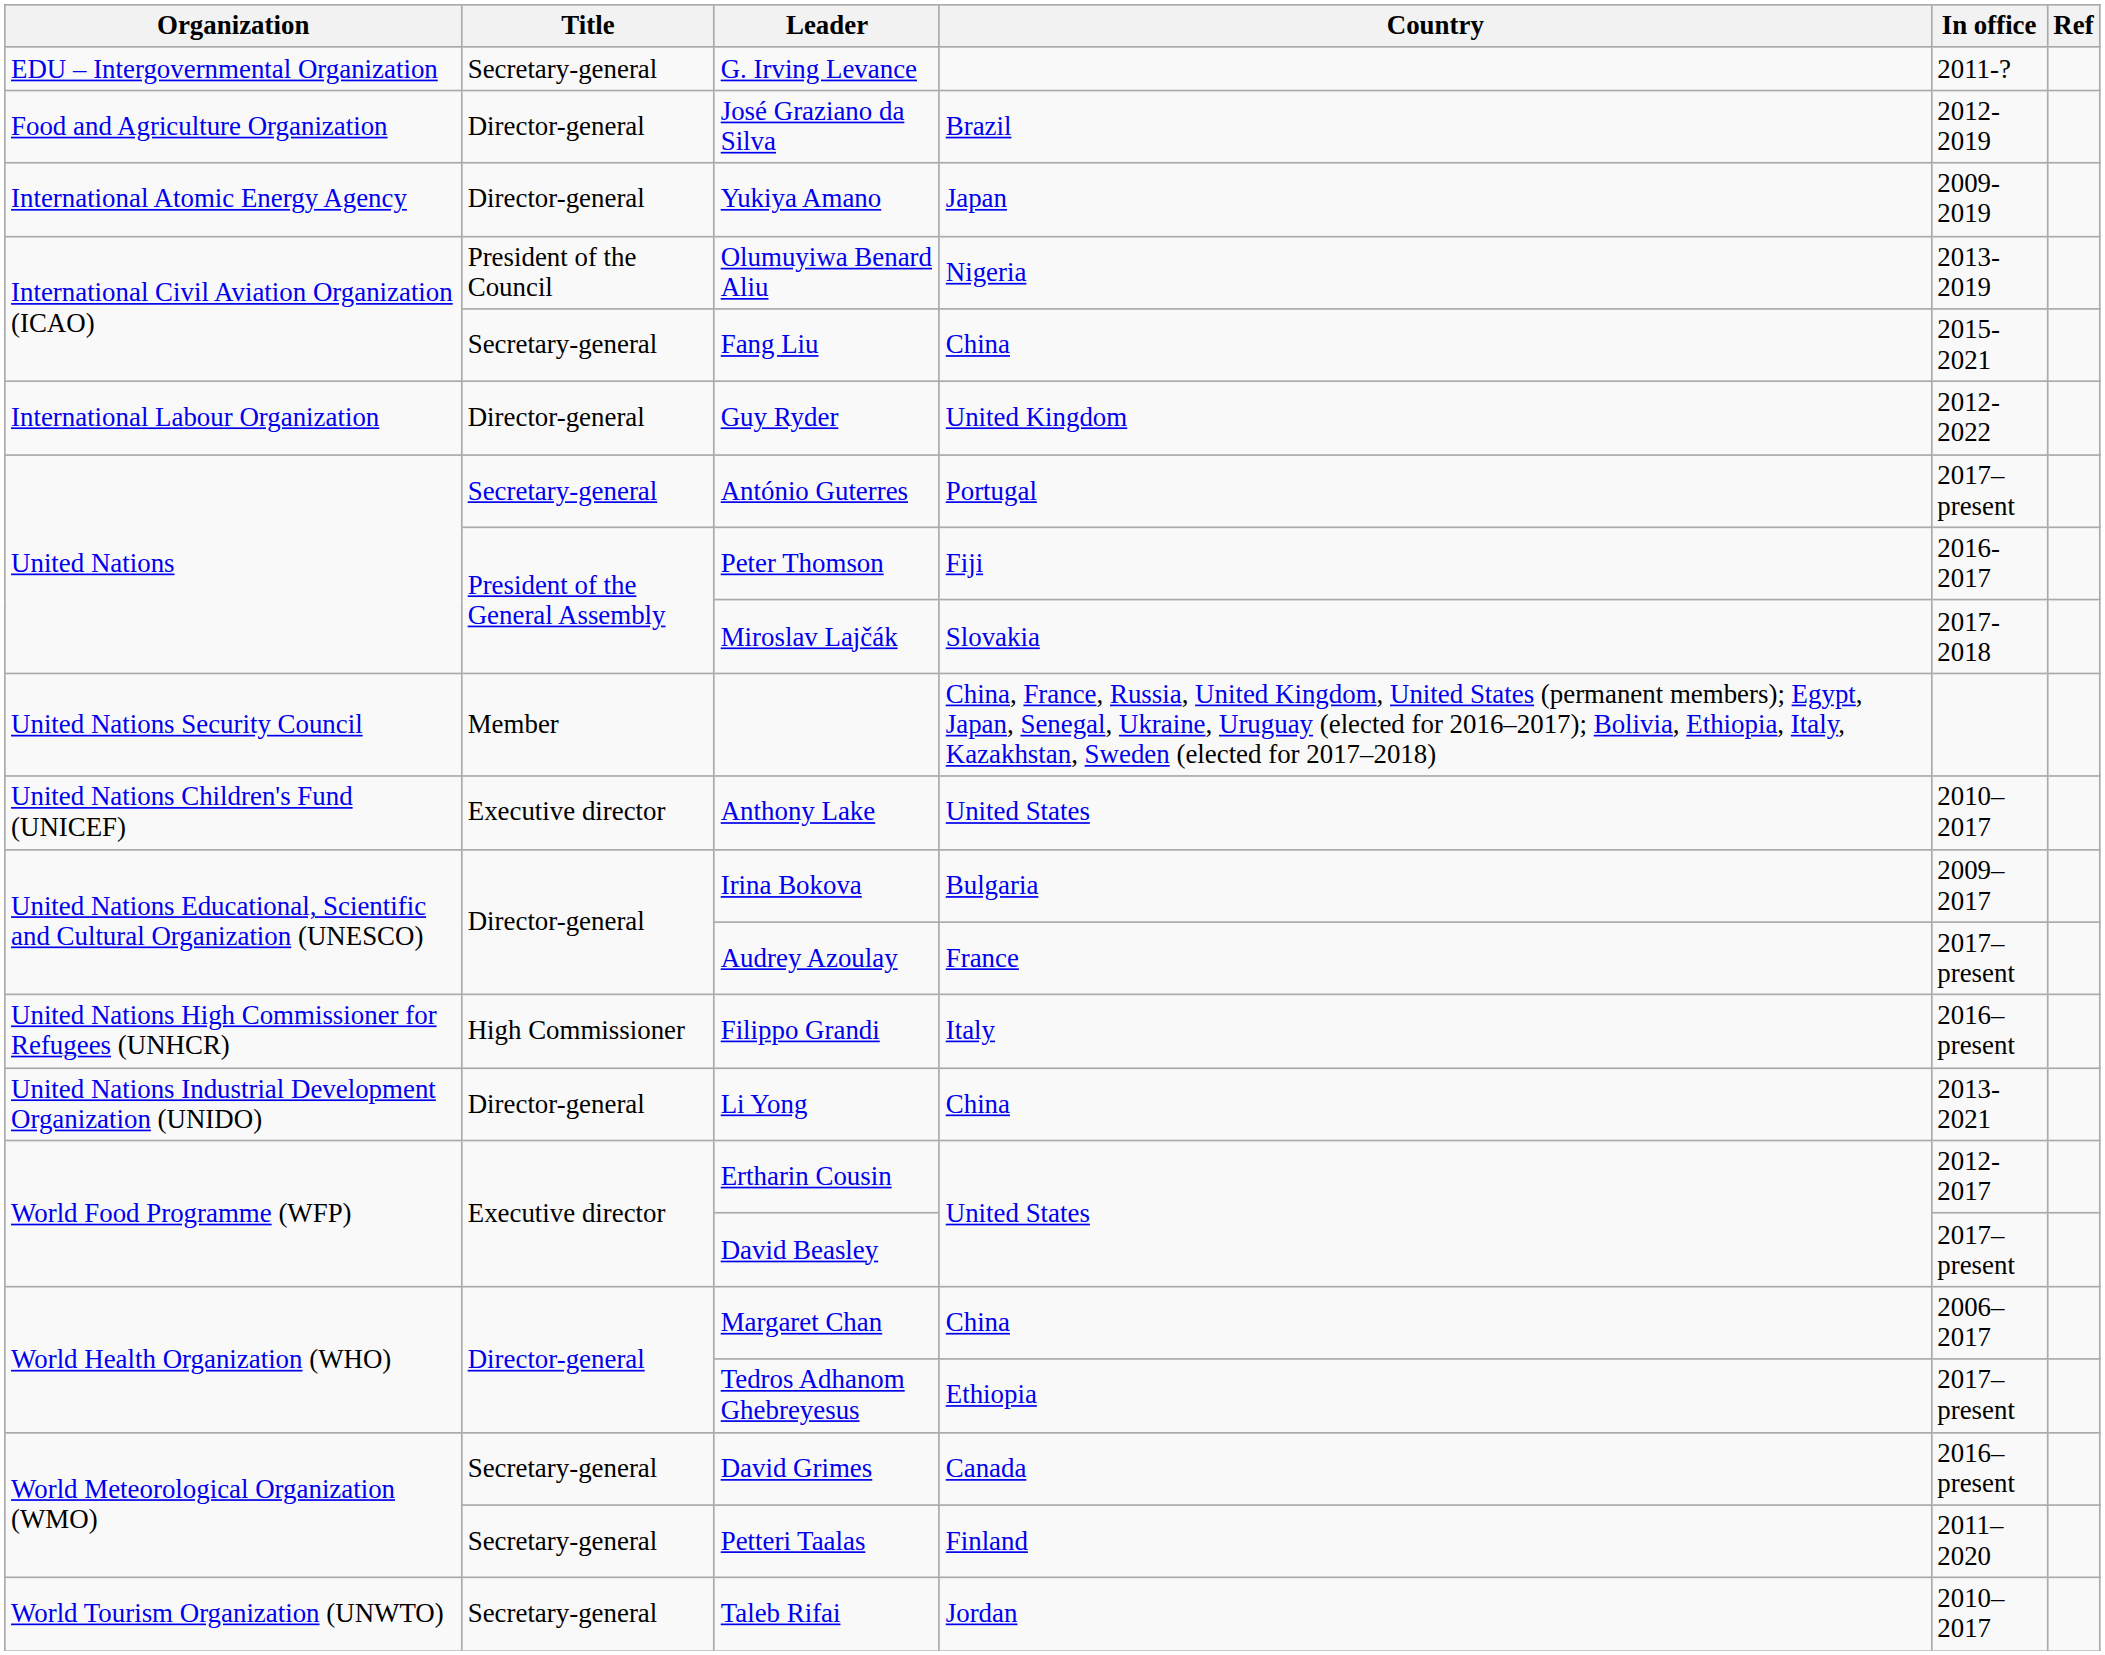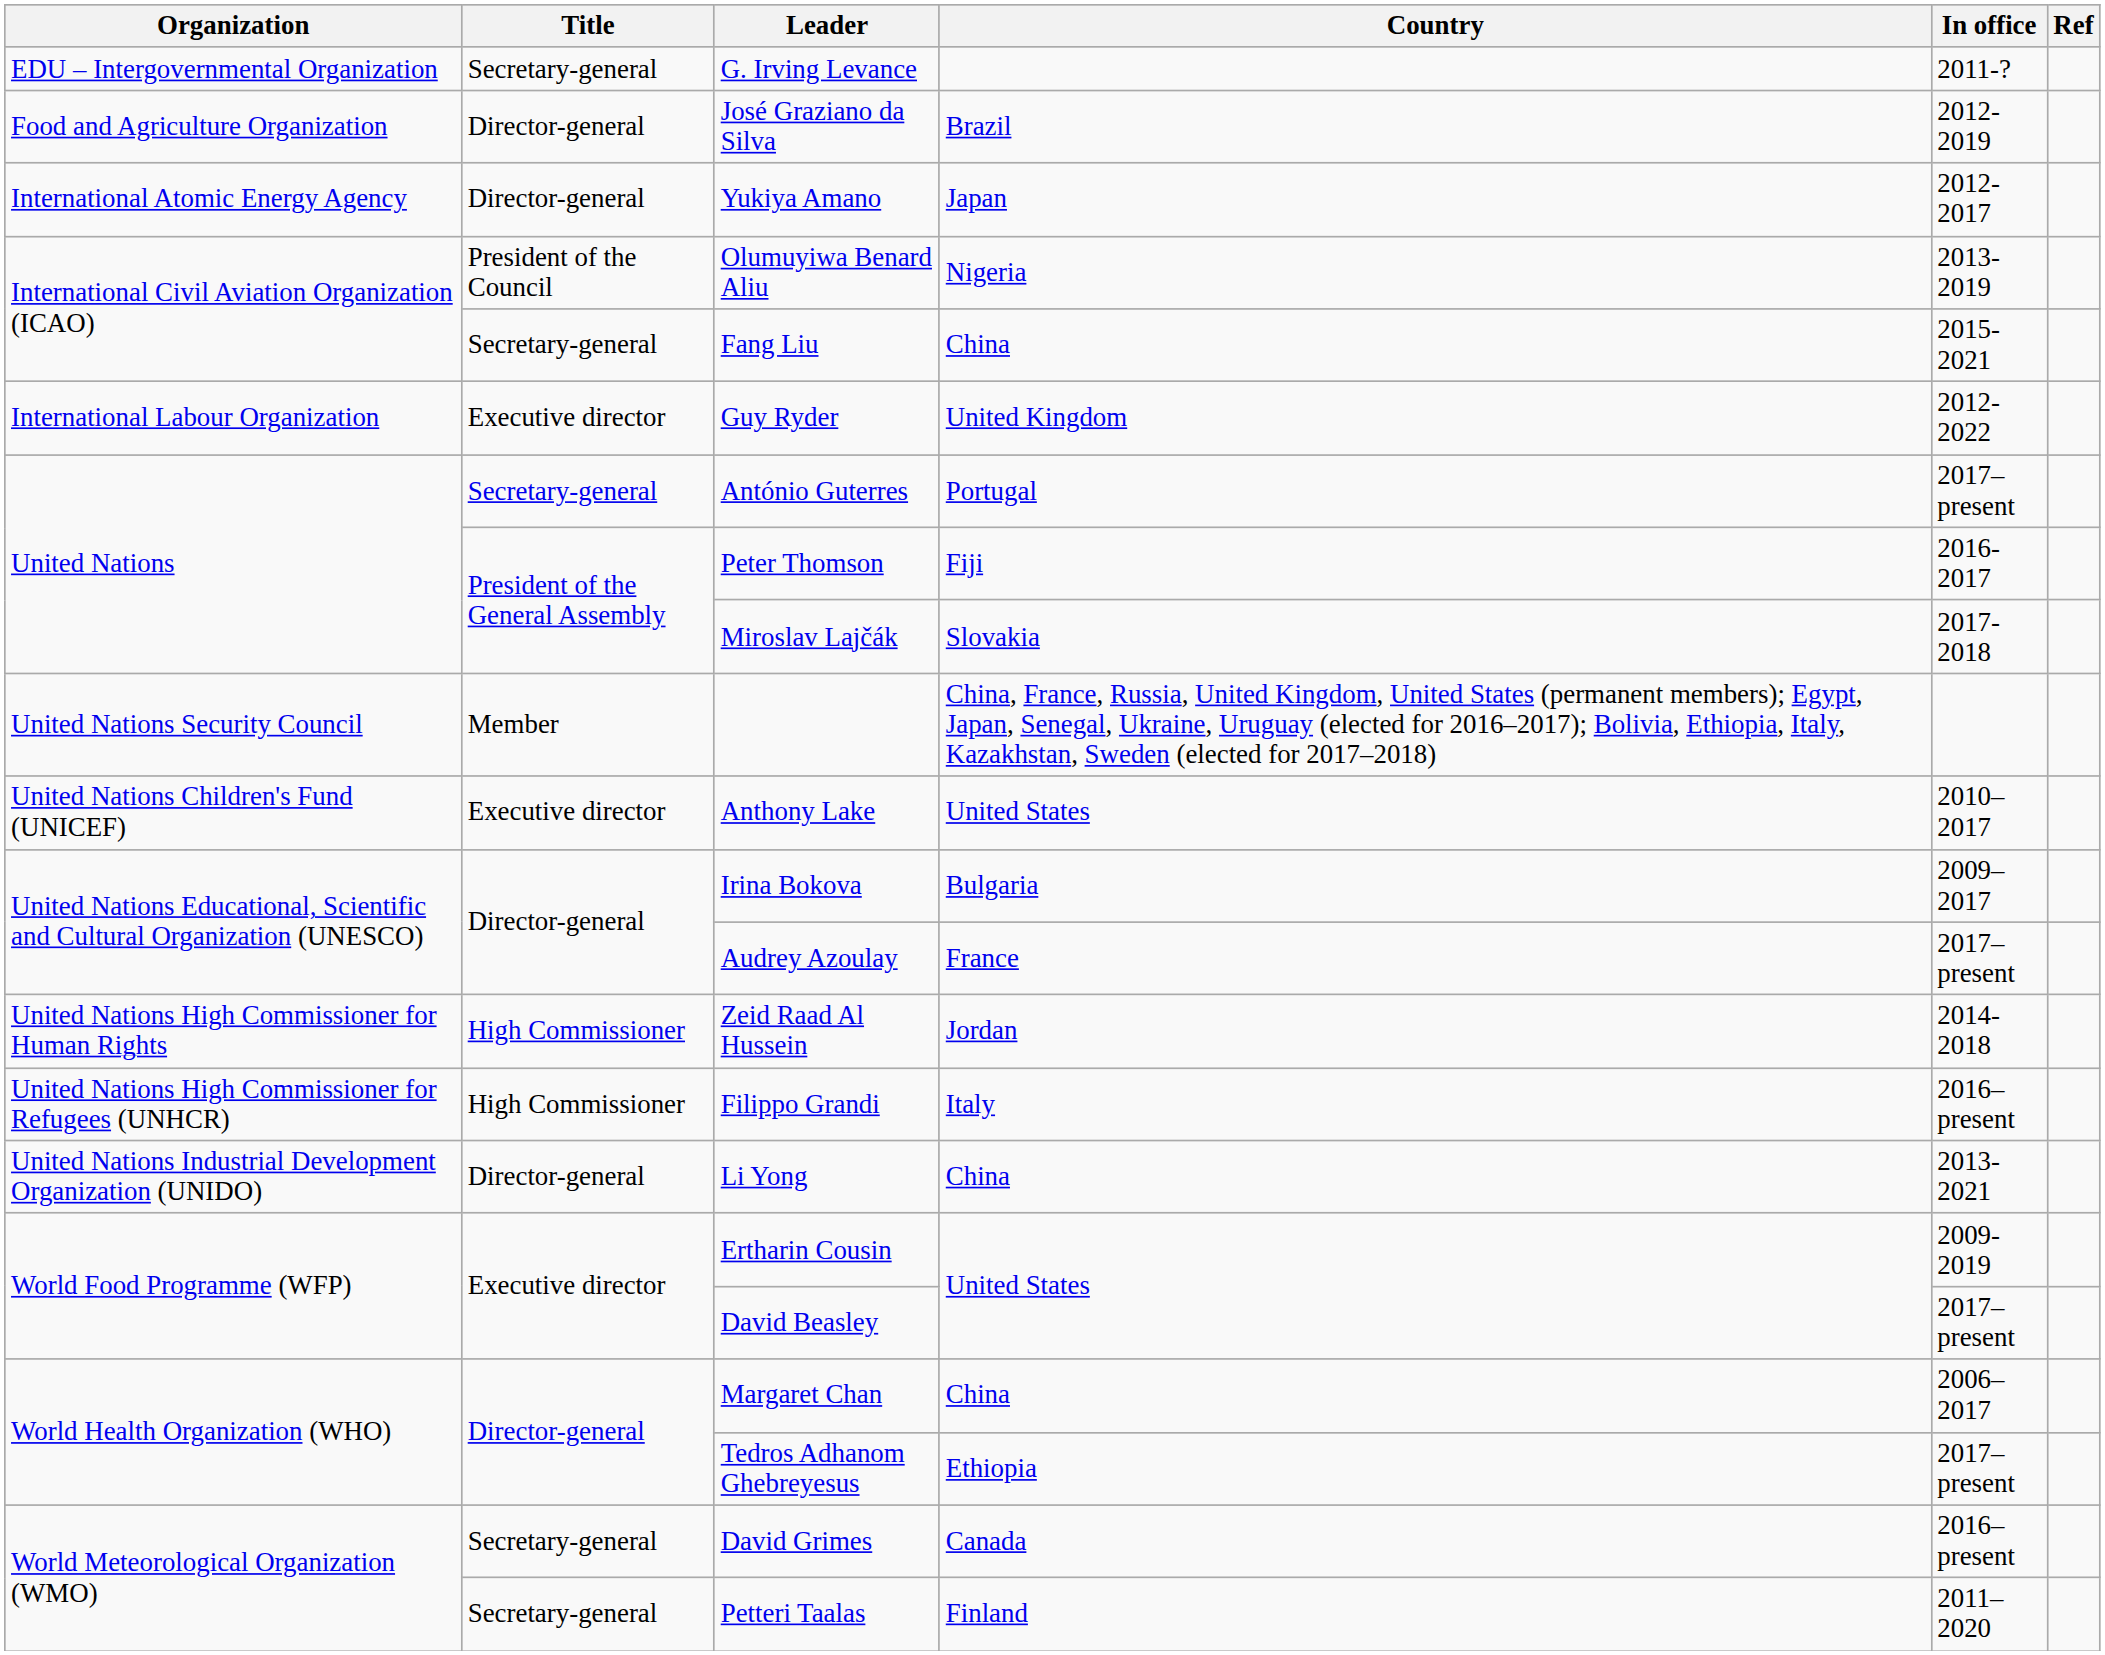(1969, 199) 2009-2019 -> (1969, 199) 2012-2017
(556, 417) Director-general -> (567, 417) Executive director
+ row: (792, 1030)
(1969, 1176) 2012-2017 -> (1969, 1249) 2009-2019
- row: (781, 1613)
